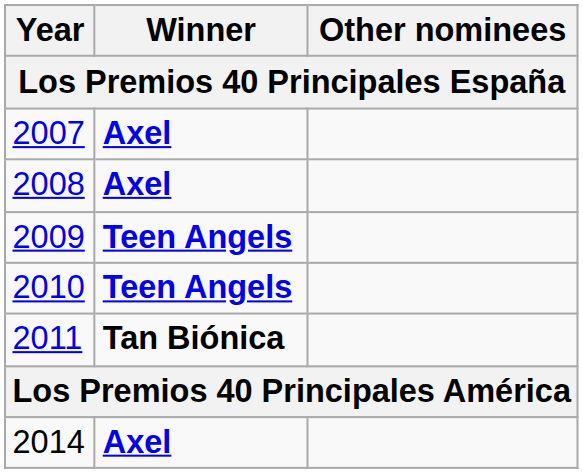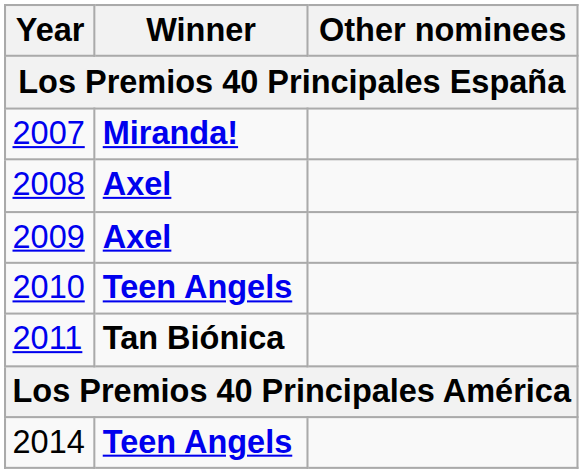(137, 133) Axel -> (170, 133) Miranda!
(198, 236) Teen Angels -> (137, 236) Axel
(137, 442) Axel -> (198, 442) Teen Angels
